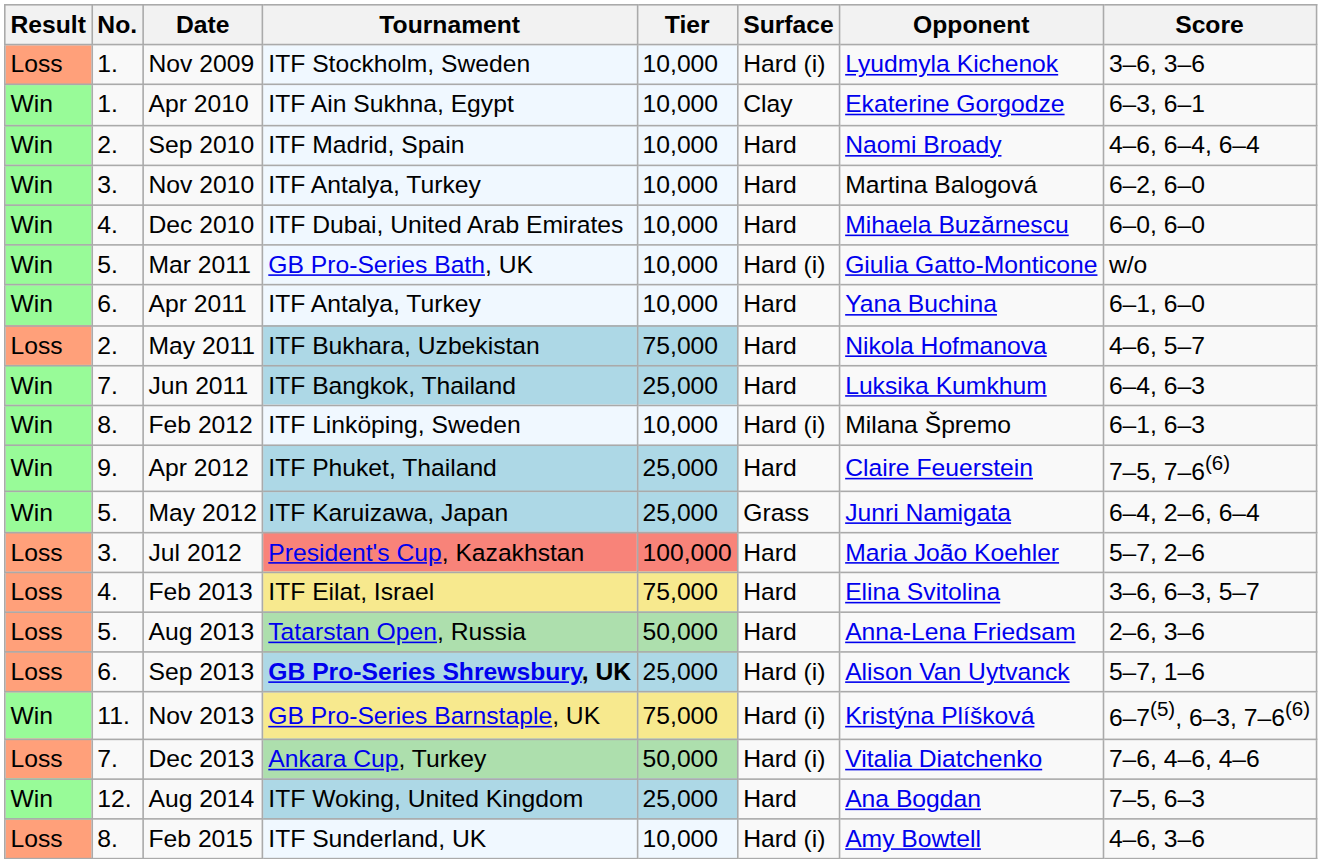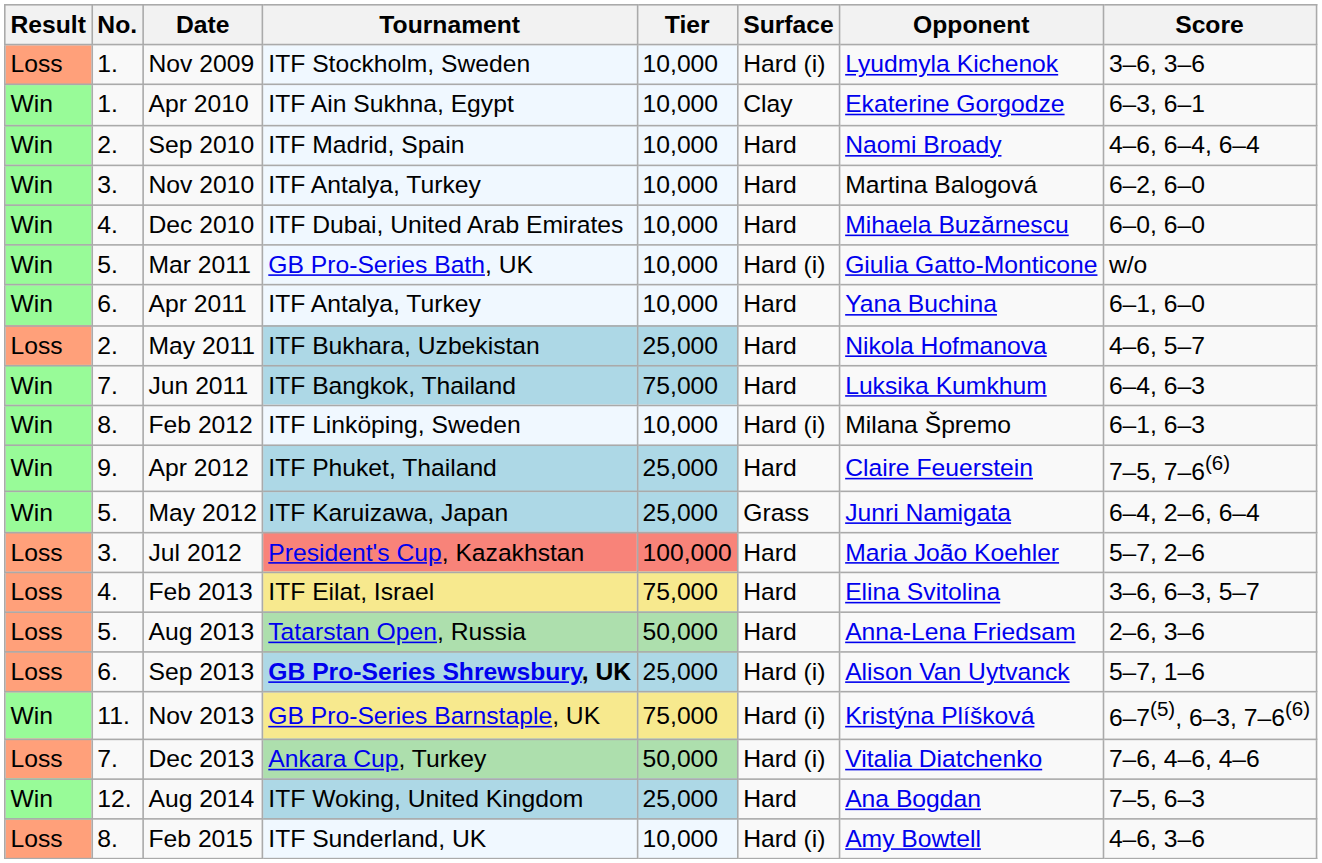(680, 344) 75,000 -> (680, 344) 25,000
(680, 384) 25,000 -> (680, 384) 75,000
